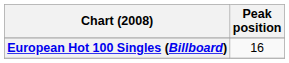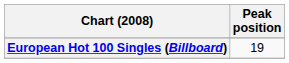(257, 48) 16 -> (257, 48) 19
